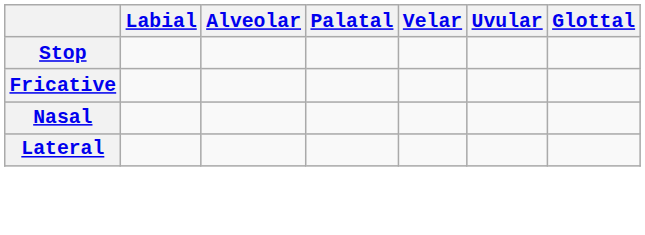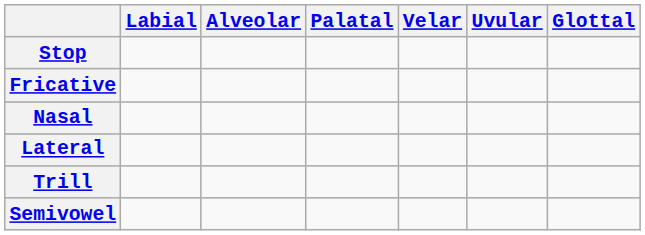+ row: (63, 182)
+ row: (63, 214)
